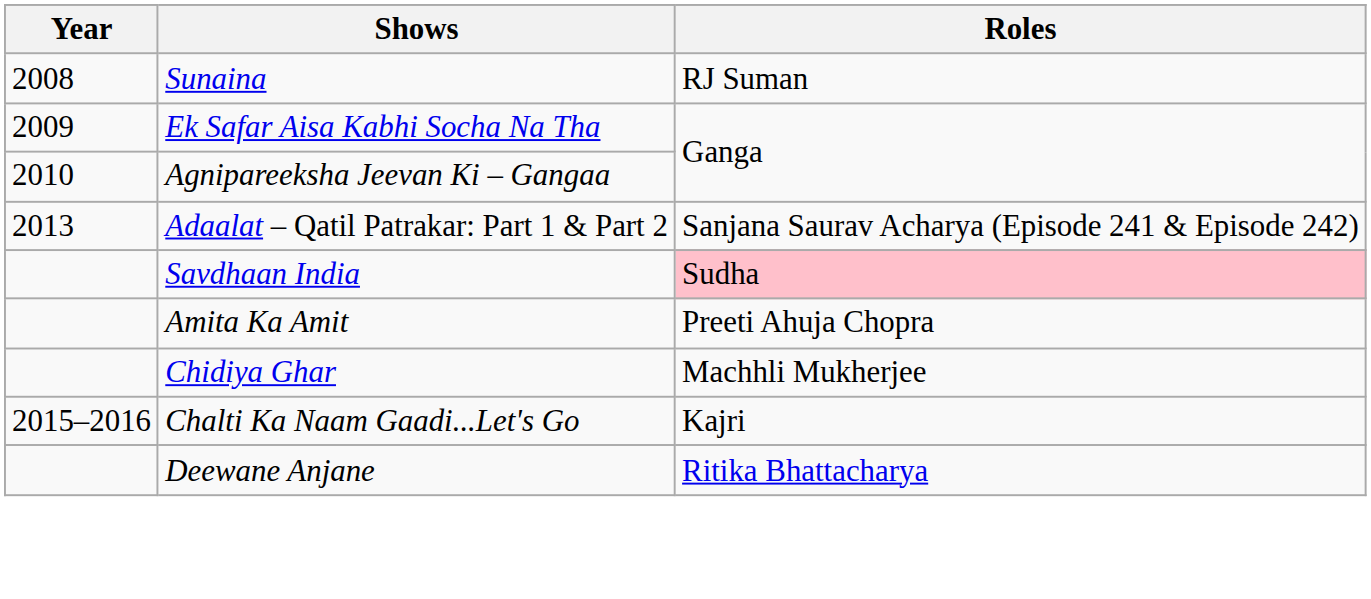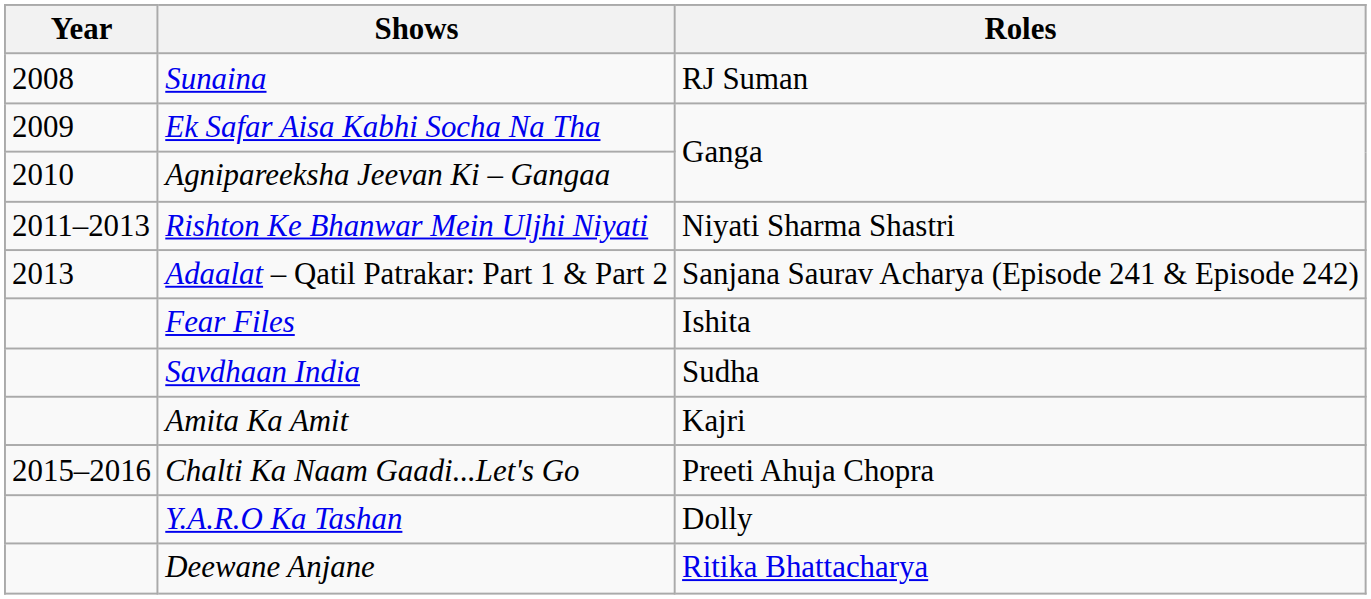+ row: (407, 224)
+ row: (230, 322)
(721, 273) pink background -> (721, 371) no background
(808, 322) Preeti Ahuja Chopra -> (714, 420) Kajri
- row: (251, 371)
(714, 420) Kajri -> (808, 469) Preeti Ahuja Chopra
+ row: (284, 518)
